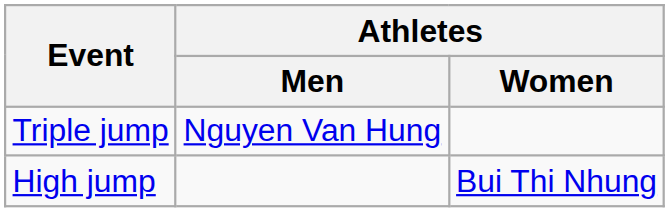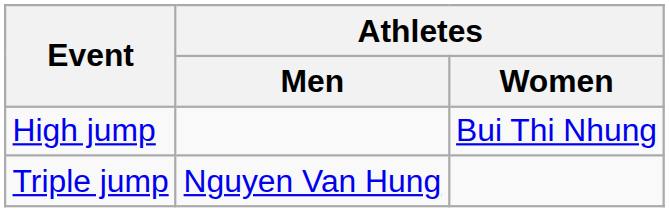rows swapped: (84, 181) <-> (91, 131)
